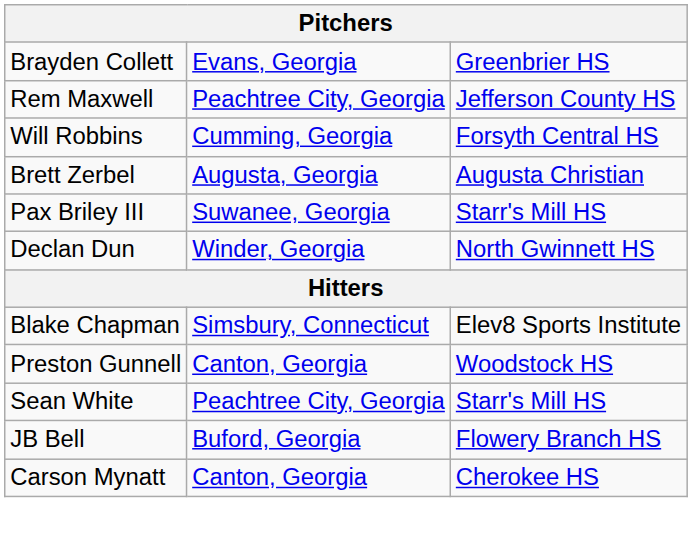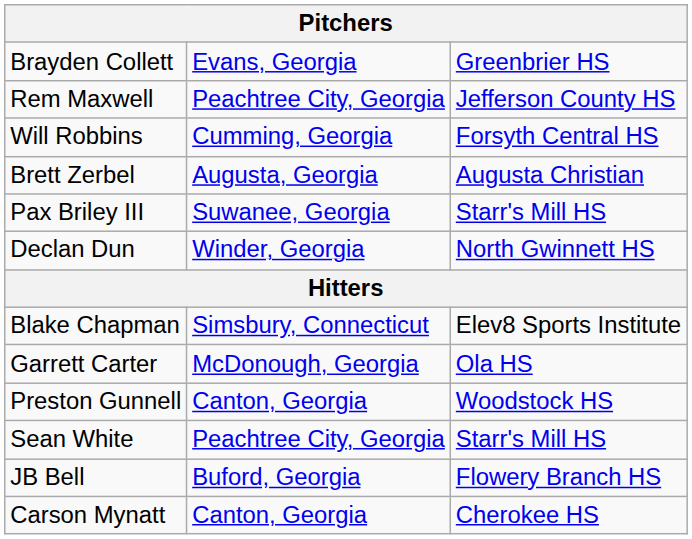+ row: (84, 363)
